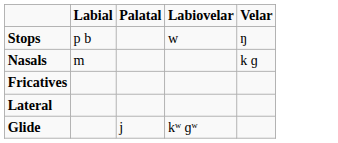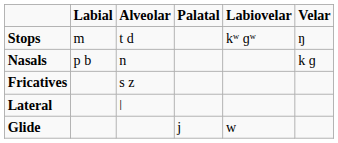+ column: (145, 15)
(82, 37) p b -> (79, 37) m
(173, 37) w -> (241, 37) kʷ ɡʷ
(79, 60) m -> (82, 60) p b
(183, 127) kʷ ɡʷ -> (231, 127) w
